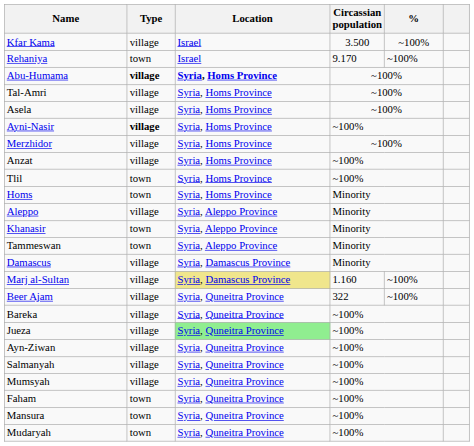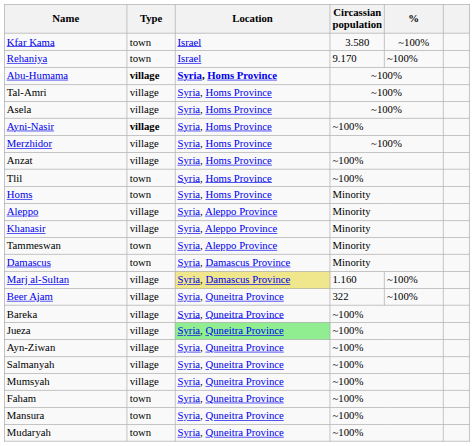(144, 42) village -> (140, 42) town
(357, 42) 3.500 -> (357, 42) 3.580
(140, 229) town -> (144, 229) village
(144, 263) village -> (140, 263) town
